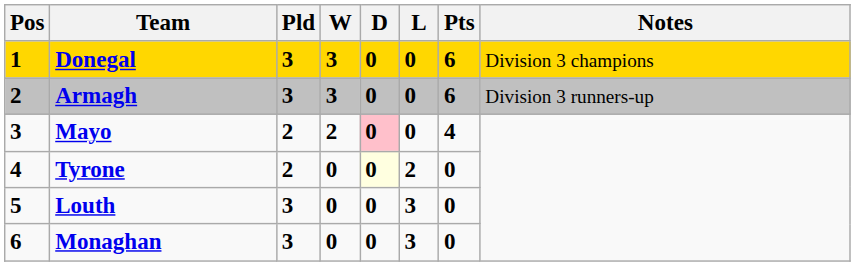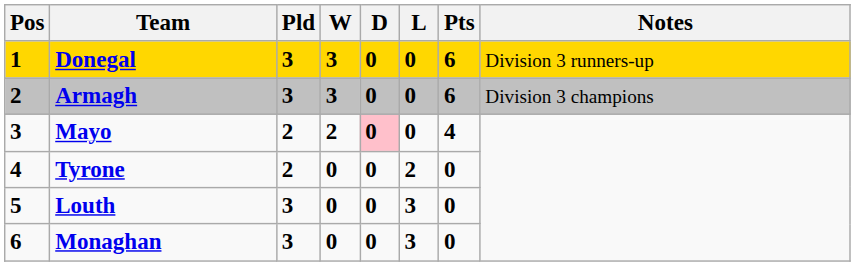(570, 60) Division 3 champions -> (570, 60) Division 3 runners-up
(570, 97) Division 3 runners-up -> (570, 97) Division 3 champions
(371, 168) lightyellow background -> (371, 168) no background
